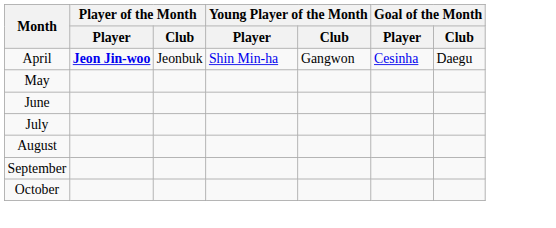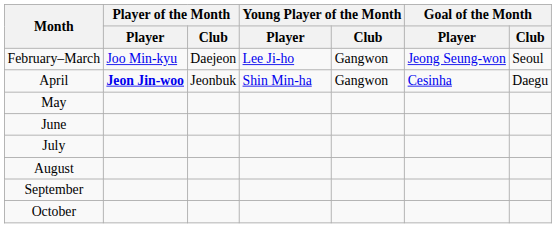+ row: (54, 59)
